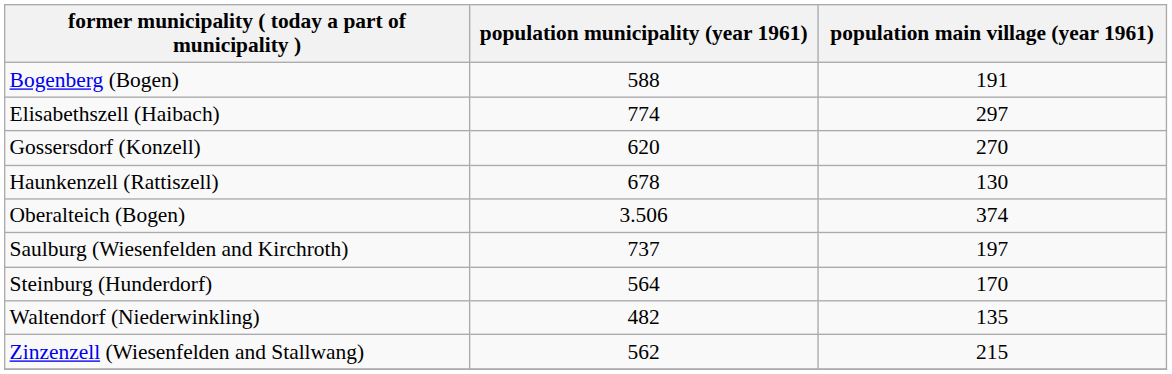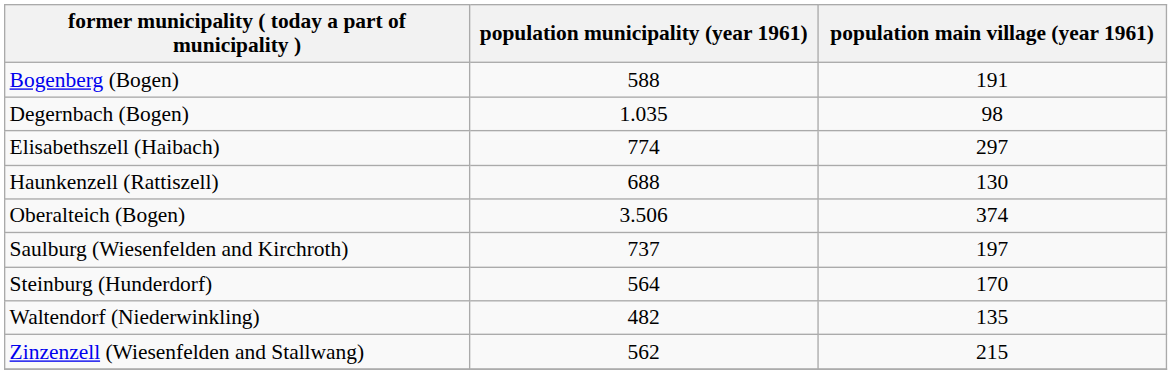+ row: (99, 113)
- row: (105, 147)
(644, 181) 678 -> (644, 181) 688
